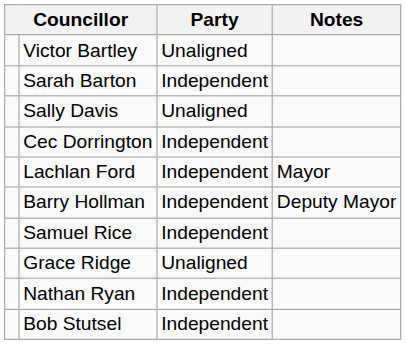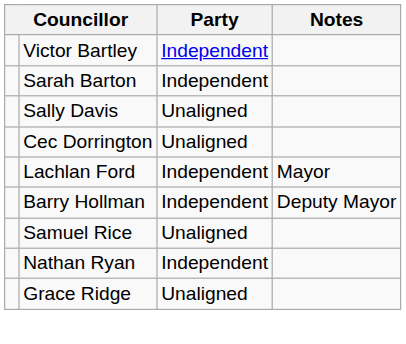(204, 50) Unaligned -> (215, 50) Independent
(215, 141) Independent -> (204, 141) Unaligned
(215, 232) Independent -> (204, 232) Unaligned
rows swapped: (77, 263) <-> (79, 293)
- row: (72, 324)
